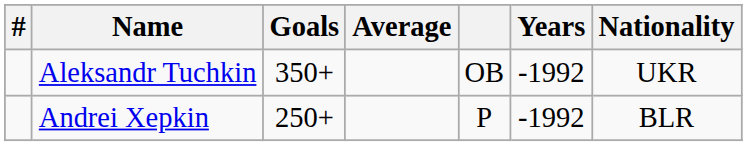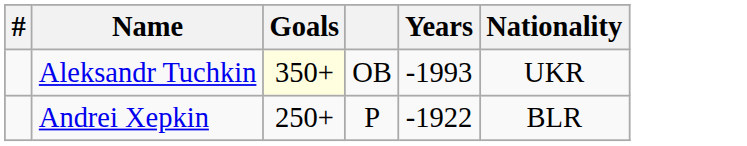- column: (402, 27)
(304, 72) no background -> (304, 72) lightyellow background
(551, 72) -1992 -> (439, 72) -1993
(551, 117) -1992 -> (439, 117) -1922
